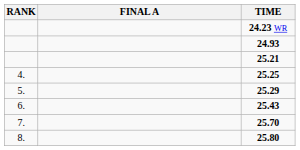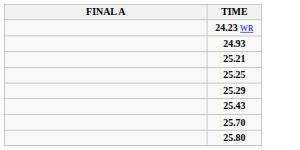- column: (21, 12)
